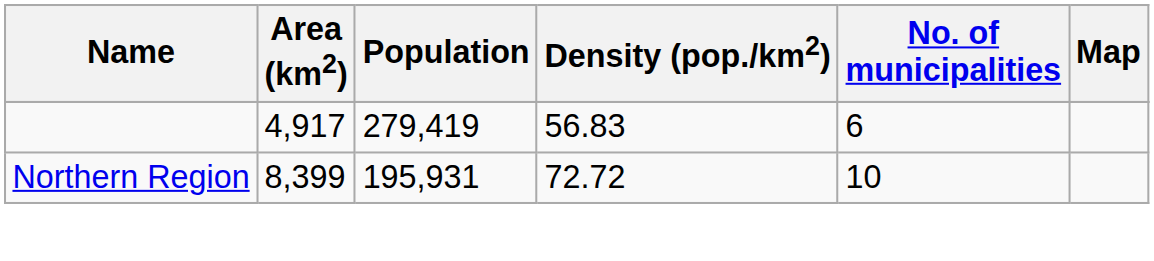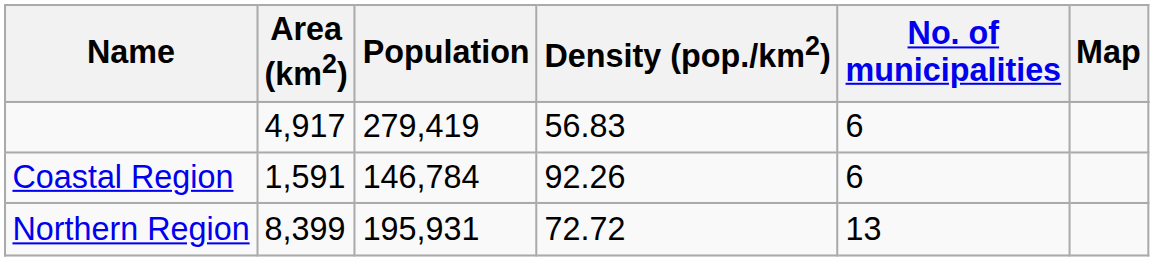+ row: (123, 177)
(864, 177) 10 -> (864, 229) 13
